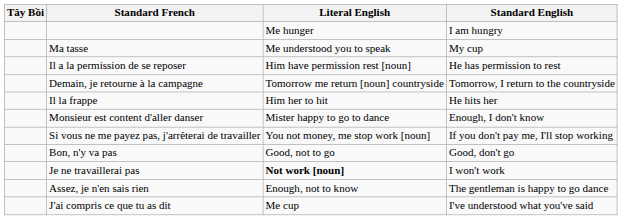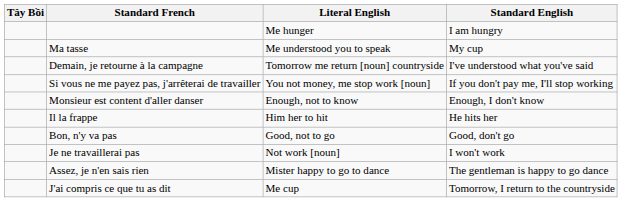- row: (117, 65)
(532, 83) Tomorrow, I return to the countryside -> (521, 65) I've understood what you've said
rows swapped: (155, 135) <-> (73, 100)
(327, 118) Mister happy to go to dance -> (312, 100) Enough, not to know
(305, 170) bold -> (303, 153) normal
(312, 188) Enough, not to know -> (327, 170) Mister happy to go to dance
(521, 205) I've understood what you've said -> (532, 188) Tomorrow, I return to the countryside
